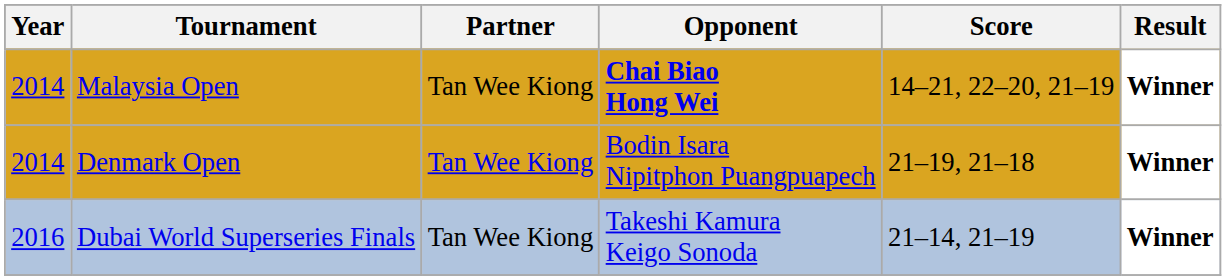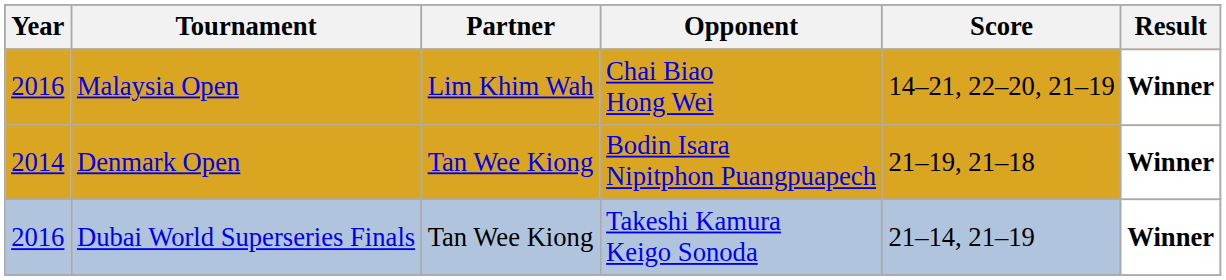(38, 86) 2014 -> (38, 86) 2016
(510, 86) Tan Wee Kiong -> (511, 86) Lim Khim Wah
(662, 86) bold -> (660, 86) normal
